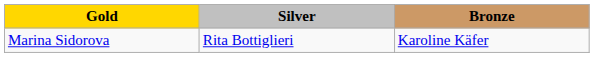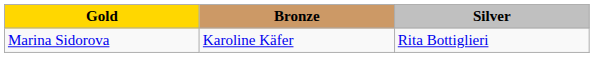columns swapped: (297, 16) <-> (492, 16)
